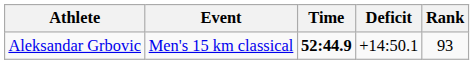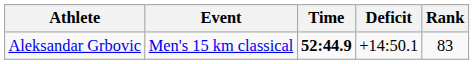(445, 45) 93 -> (445, 45) 83
